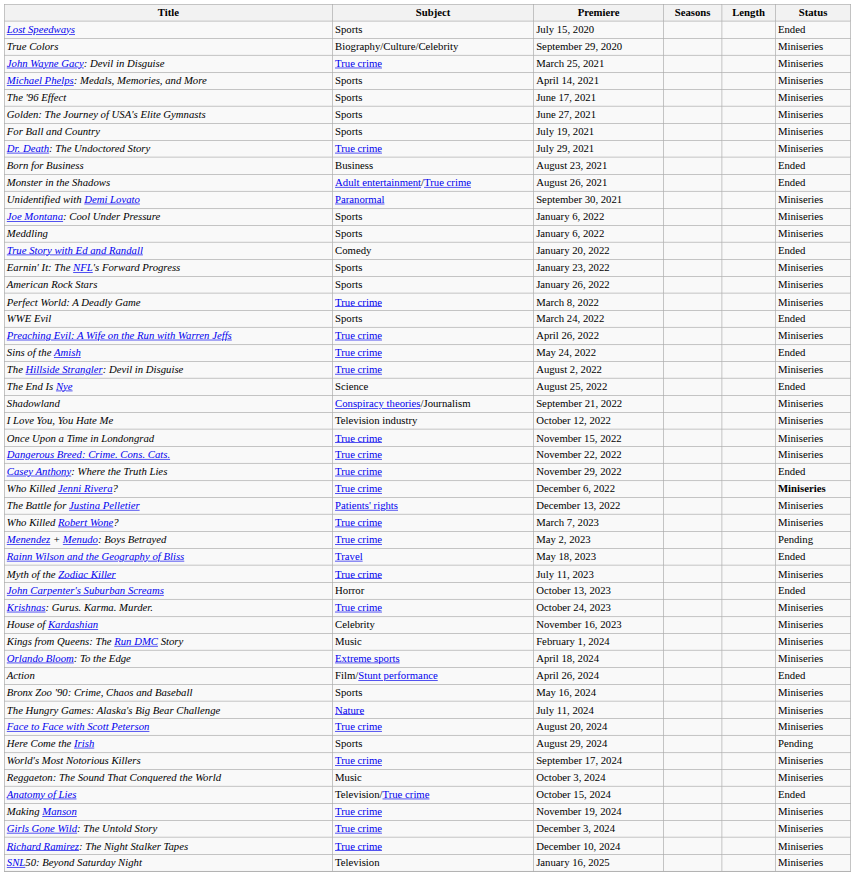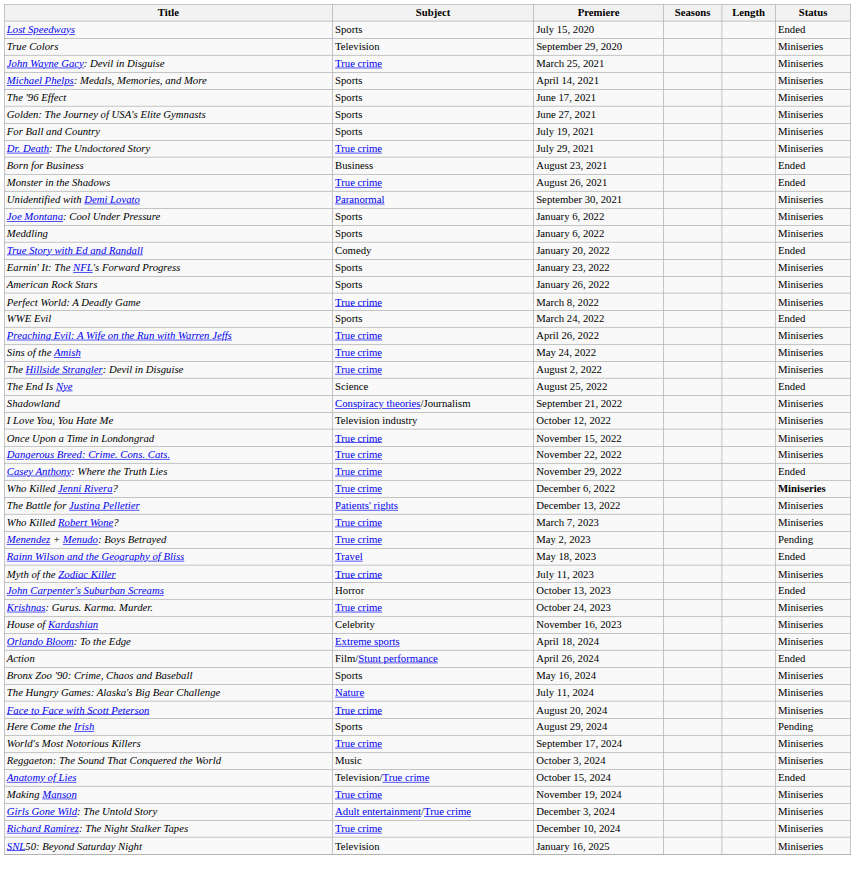(397, 47) Biography/Culture/Celebrity -> (357, 47) Television
(403, 183) Adult entertainment/True crime -> (359, 183) True crime
(792, 353) Ended -> (801, 353) Miniseries
- row: (95, 642)
(359, 829) True crime -> (403, 812) Adult entertainment/True crime
